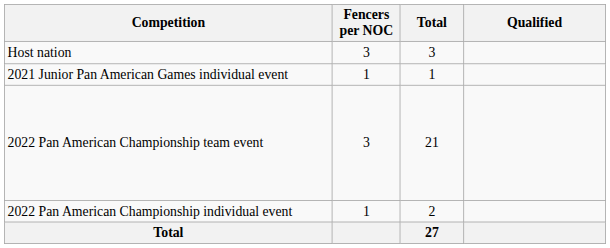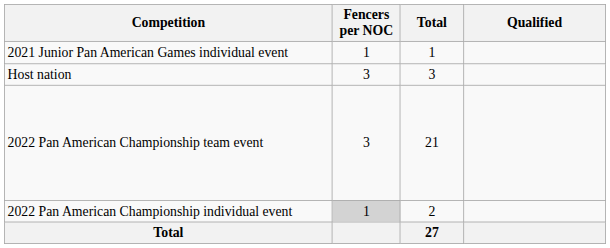rows swapped: (40, 52) <-> (148, 74)
(366, 211) no background -> (366, 211) lightgrey background
